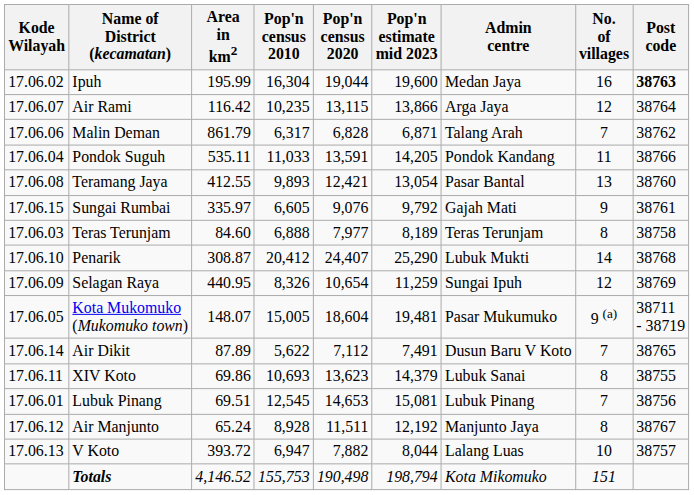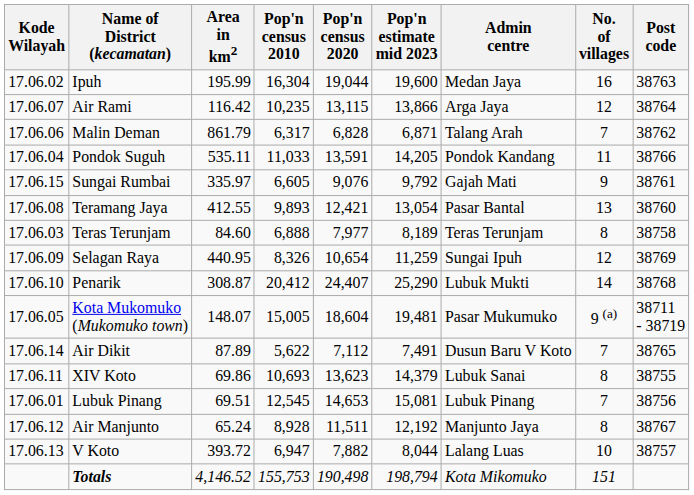(656, 82) bold -> (656, 82) normal
rows swapped: (121, 207) <-> (120, 182)
rows swapped: (97, 257) <-> (116, 283)
